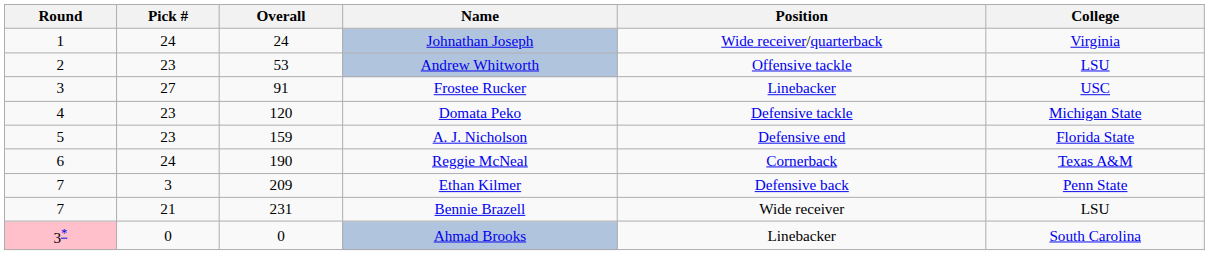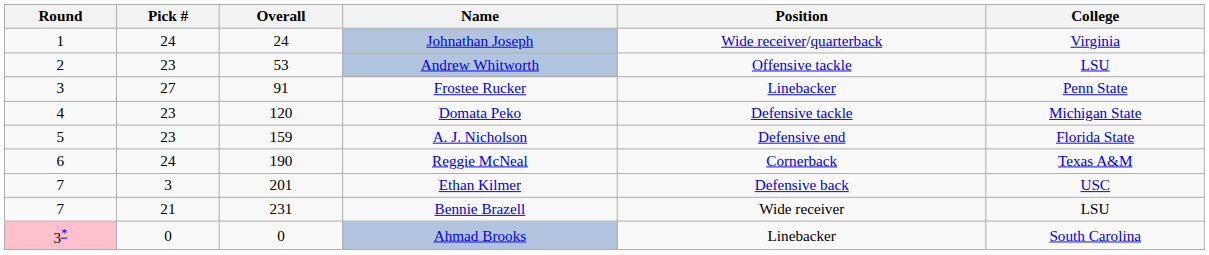(1095, 88) USC -> (1095, 88) Penn State
(281, 185) 209 -> (281, 185) 201
(1095, 185) Penn State -> (1095, 185) USC
